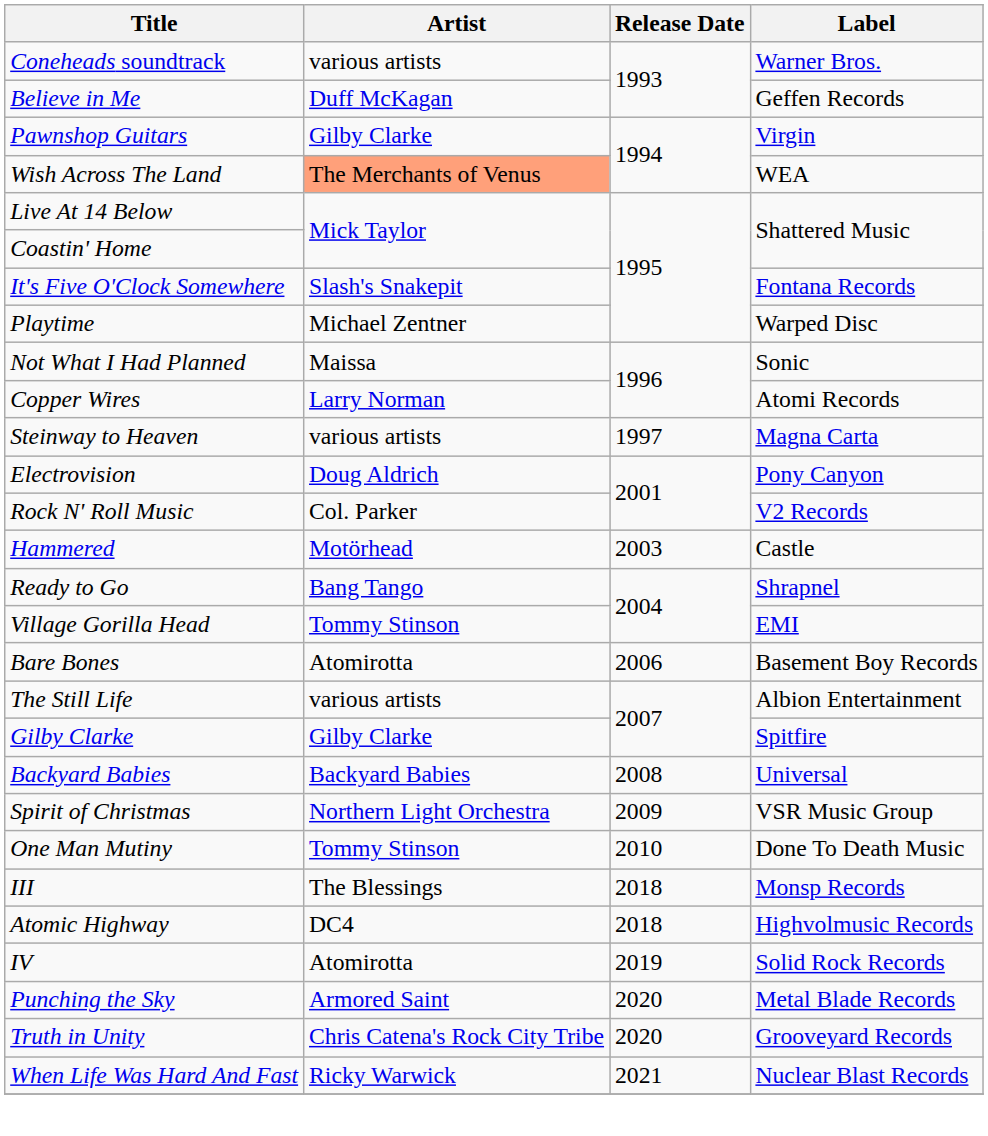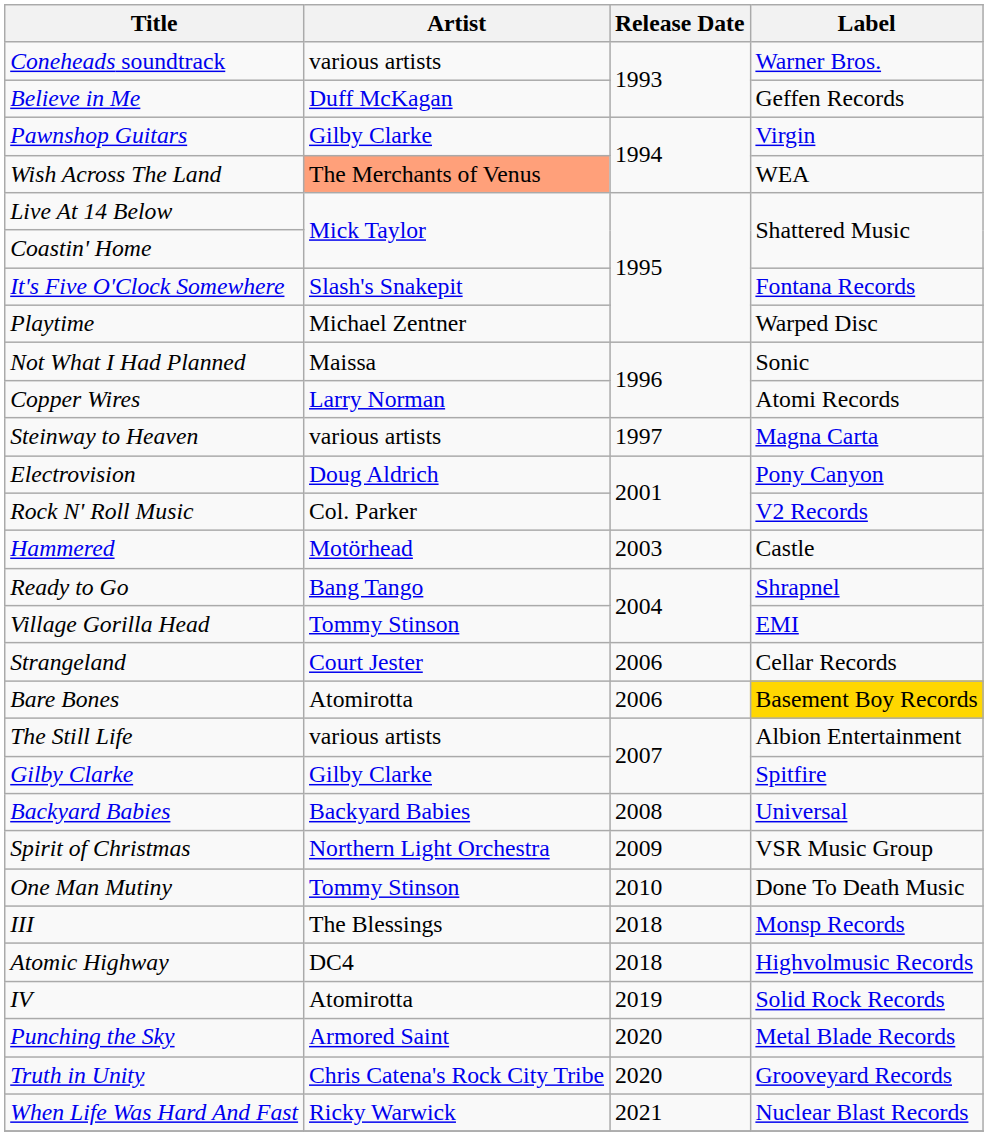+ row: (68, 661)
(867, 661) no background -> (867, 699) gold background
